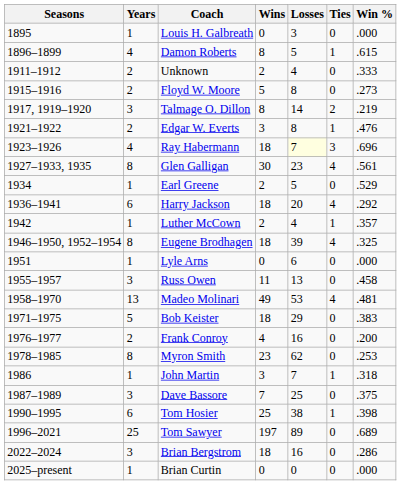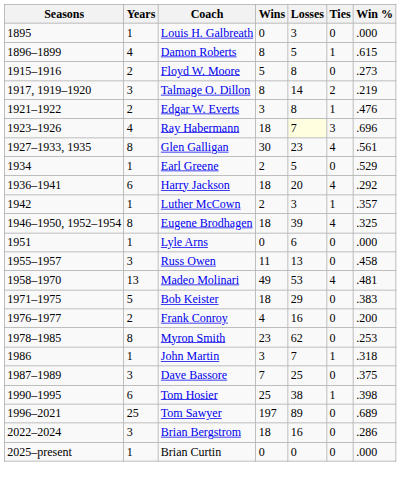- row: (185, 71)
(294, 223) 4 -> (294, 204) 3
